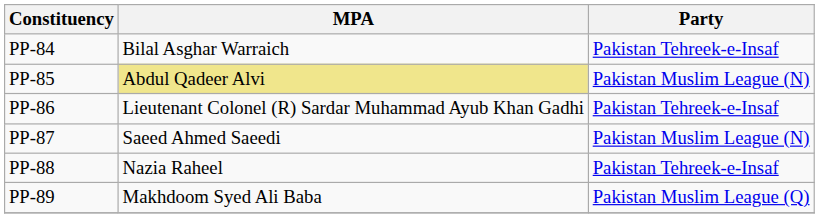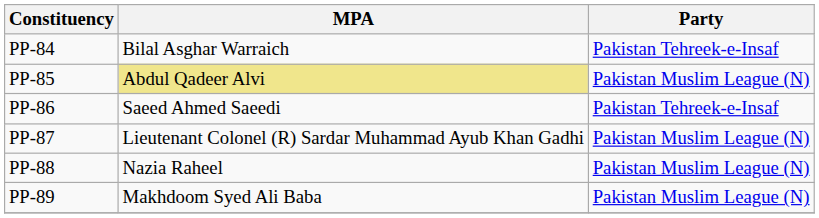(353, 108) Lieutenant Colonel (R) Sardar Muhammad Ayub Khan Gadhi -> (202, 108) Saeed Ahmed Saeedi
(202, 138) Saeed Ahmed Saeedi -> (353, 138) Lieutenant Colonel (R) Sardar Muhammad Ayub Khan Gadhi
(686, 167) Pakistan Tehreek-e-Insaf -> (701, 167) Pakistan Muslim League (N)
(701, 197) Pakistan Muslim League (Q) -> (701, 197) Pakistan Muslim League (N)
